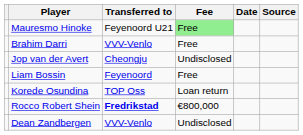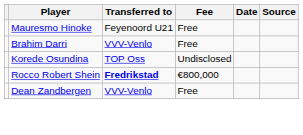(188, 28) lightgreen background -> (188, 28) no background
- row: (50, 59)
- row: (38, 75)
(203, 91) Loan return -> (204, 59) Undisclosed
(204, 122) Undisclosed -> (188, 91) Free
